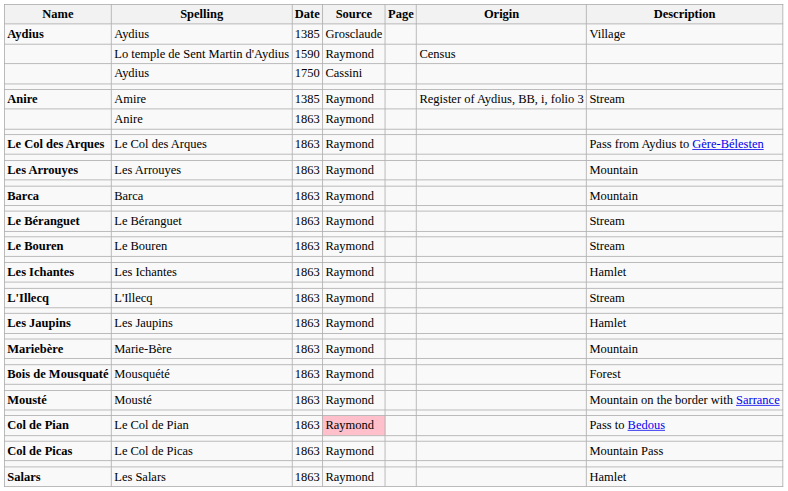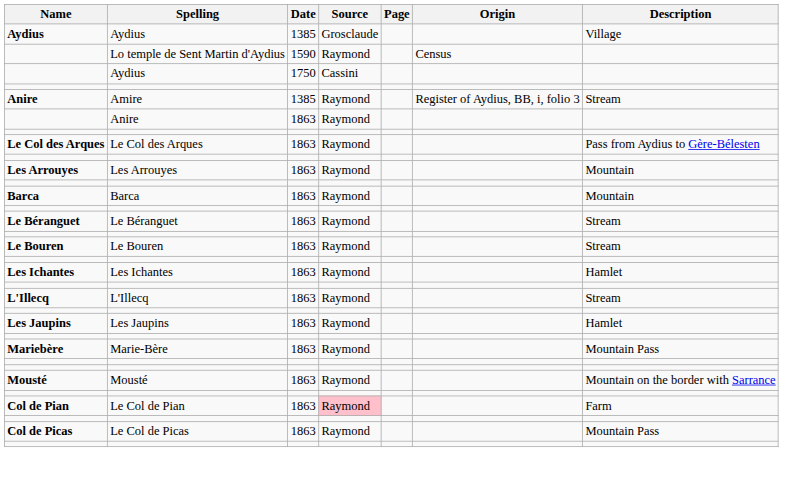(614, 349) Mountain -> (622, 349) Mountain Pass
- row: (58, 374)
(627, 425) Pass to Bedous -> (599, 405) Farm
- row: (24, 476)
